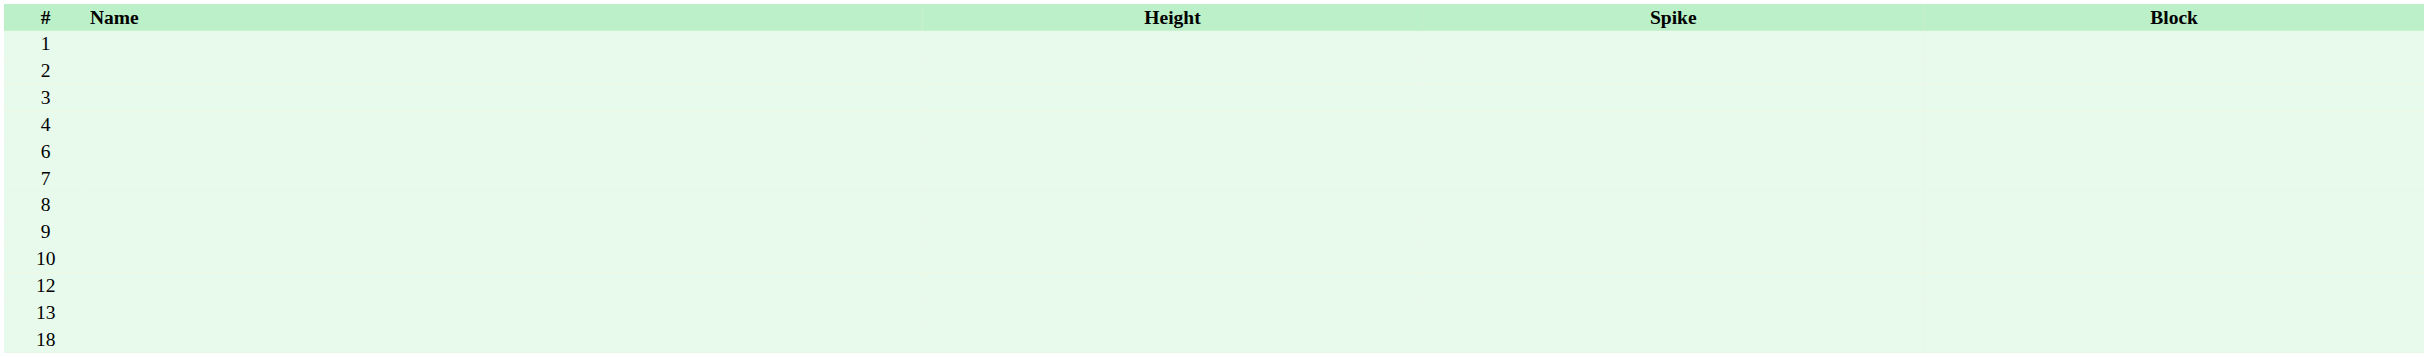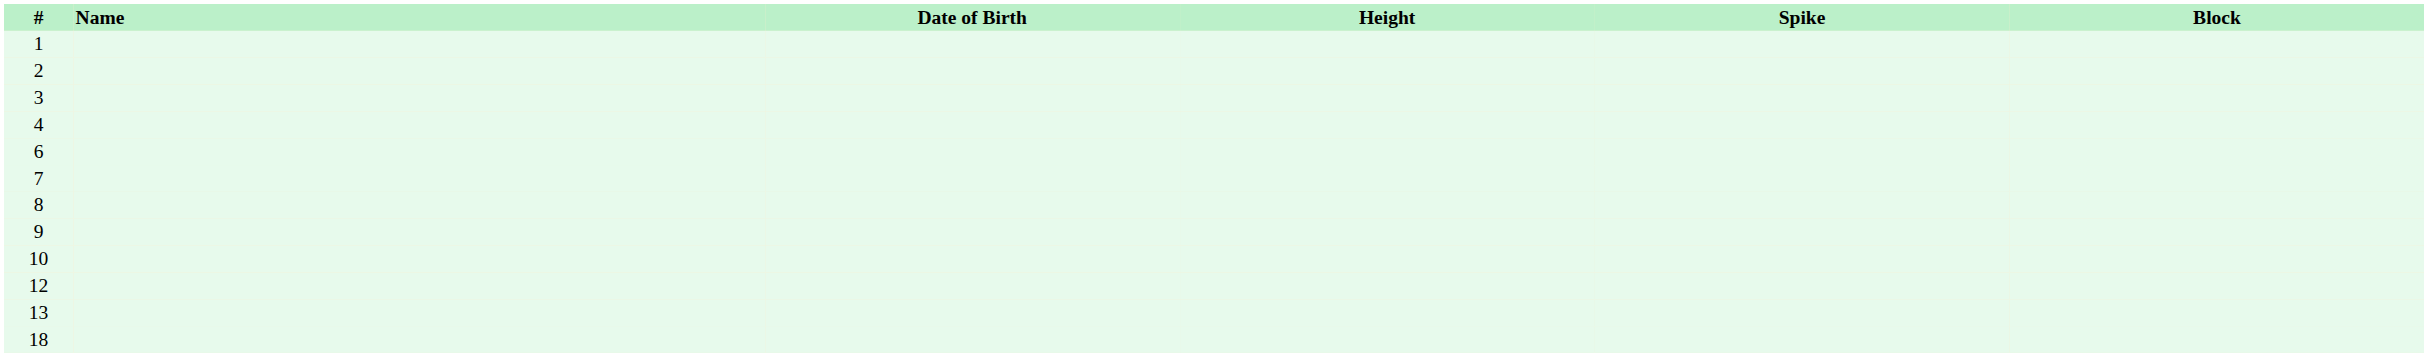+ column: (972, 17)
